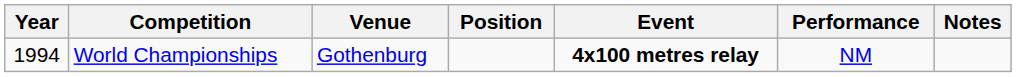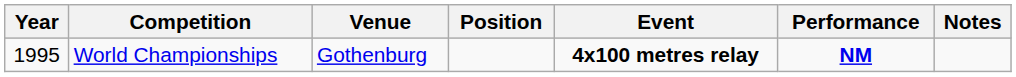(37, 55) 1994 -> (37, 55) 1995
(856, 55) normal -> (856, 55) bold
